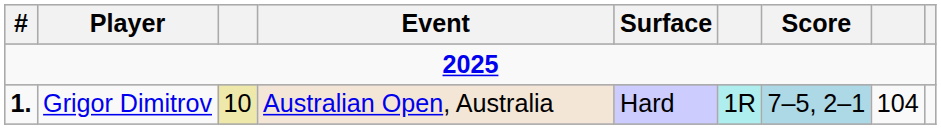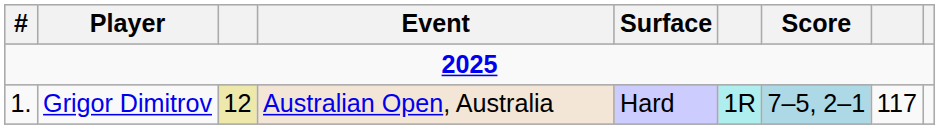(21, 104) bold -> (21, 104) normal
(238, 104) 10 -> (238, 104) 12
(898, 104) 104 -> (897, 104) 117
